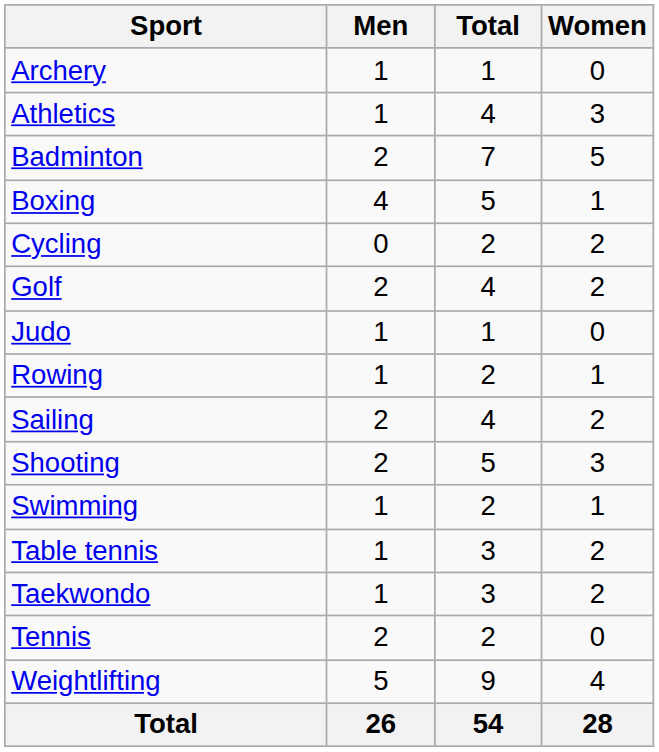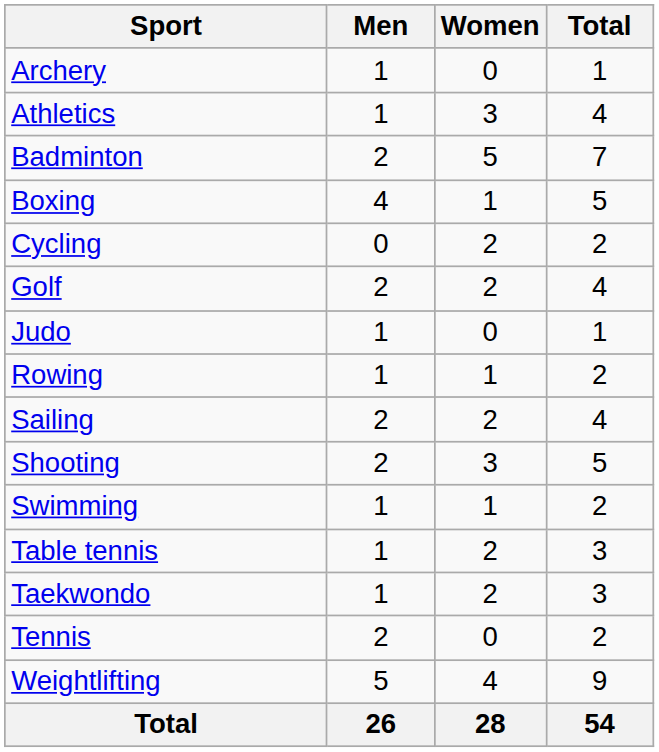columns swapped: (597, 26) <-> (488, 26)
